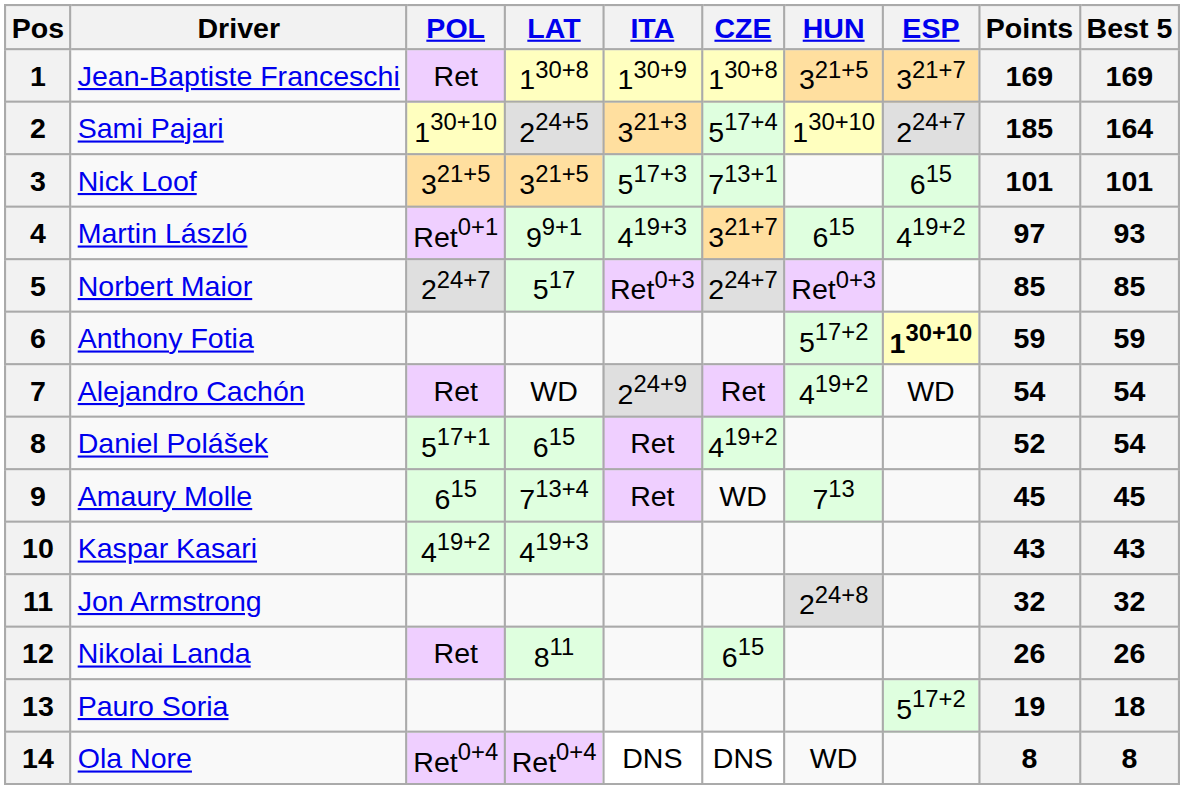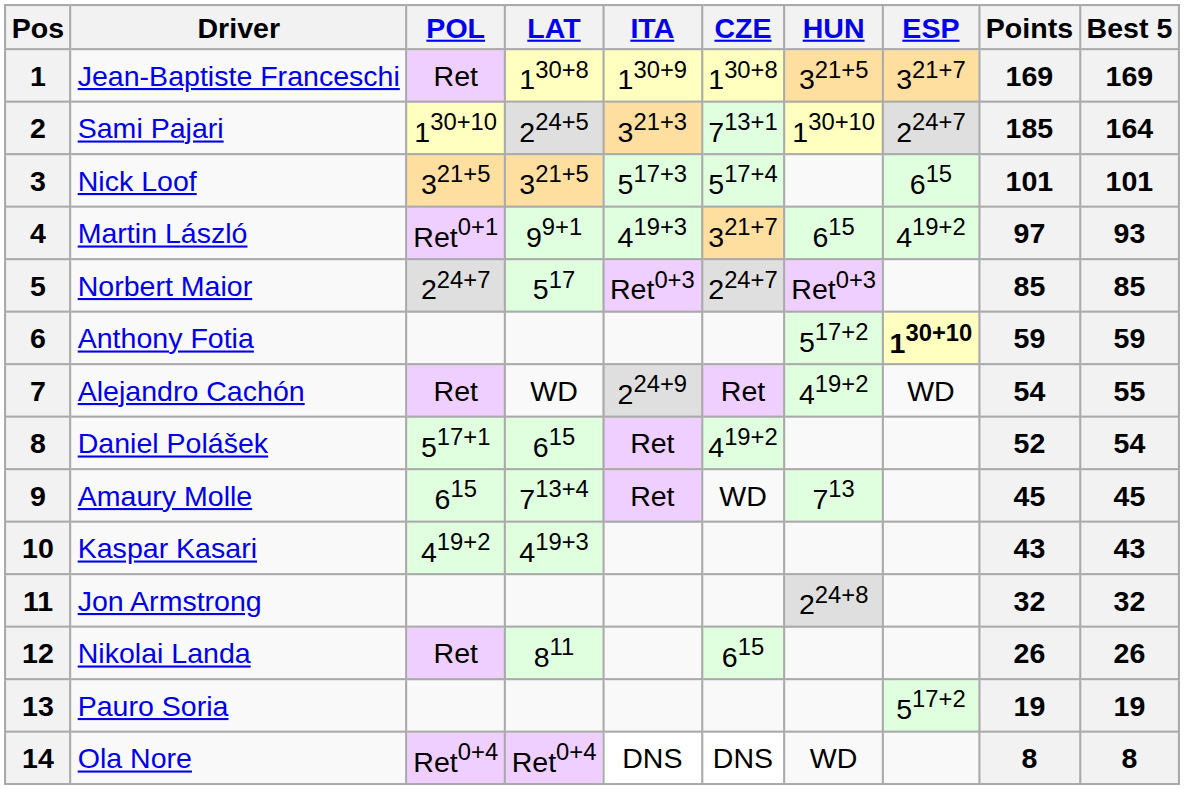(743, 128) 517+4 -> (743, 128) 713+1
(743, 181) 713+1 -> (743, 181) 517+4
(1129, 390) 54 -> (1129, 390) 55
(1129, 705) 18 -> (1129, 705) 19
